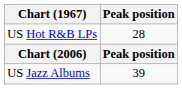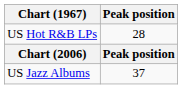(139, 73) 39 -> (139, 73) 37
